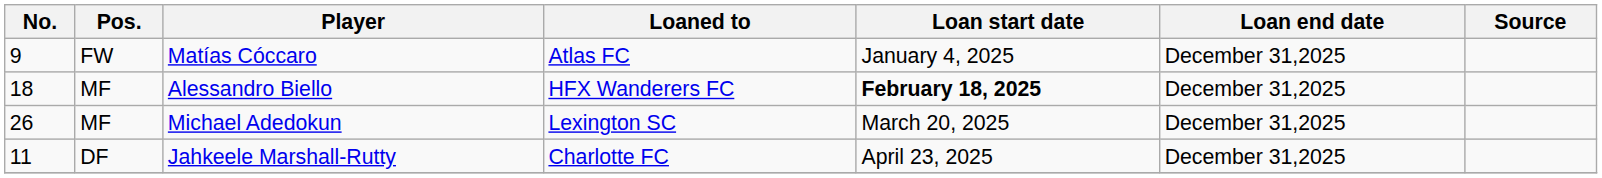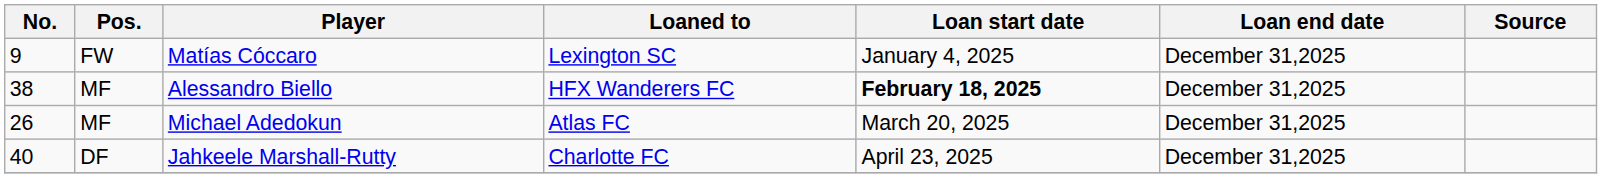(589, 55) Atlas FC -> (612, 55) Lexington SC
(21, 89) 18 -> (21, 89) 38
(612, 123) Lexington SC -> (589, 123) Atlas FC
(21, 156) 11 -> (21, 156) 40
